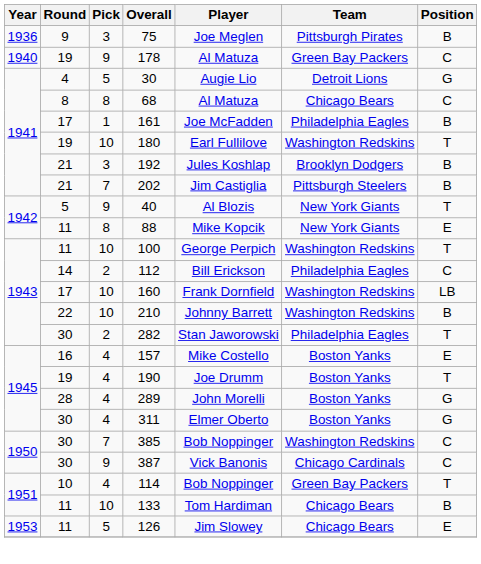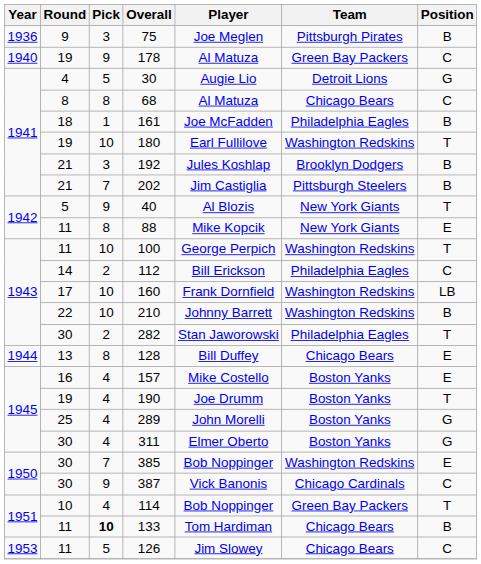(65, 121) 17 -> (65, 121) 18
+ row: (149, 356)
(65, 398) 28 -> (65, 420) 25
(447, 441) C -> (447, 462) E
(106, 505) normal -> (106, 526) bold
(447, 526) E -> (447, 548) C
